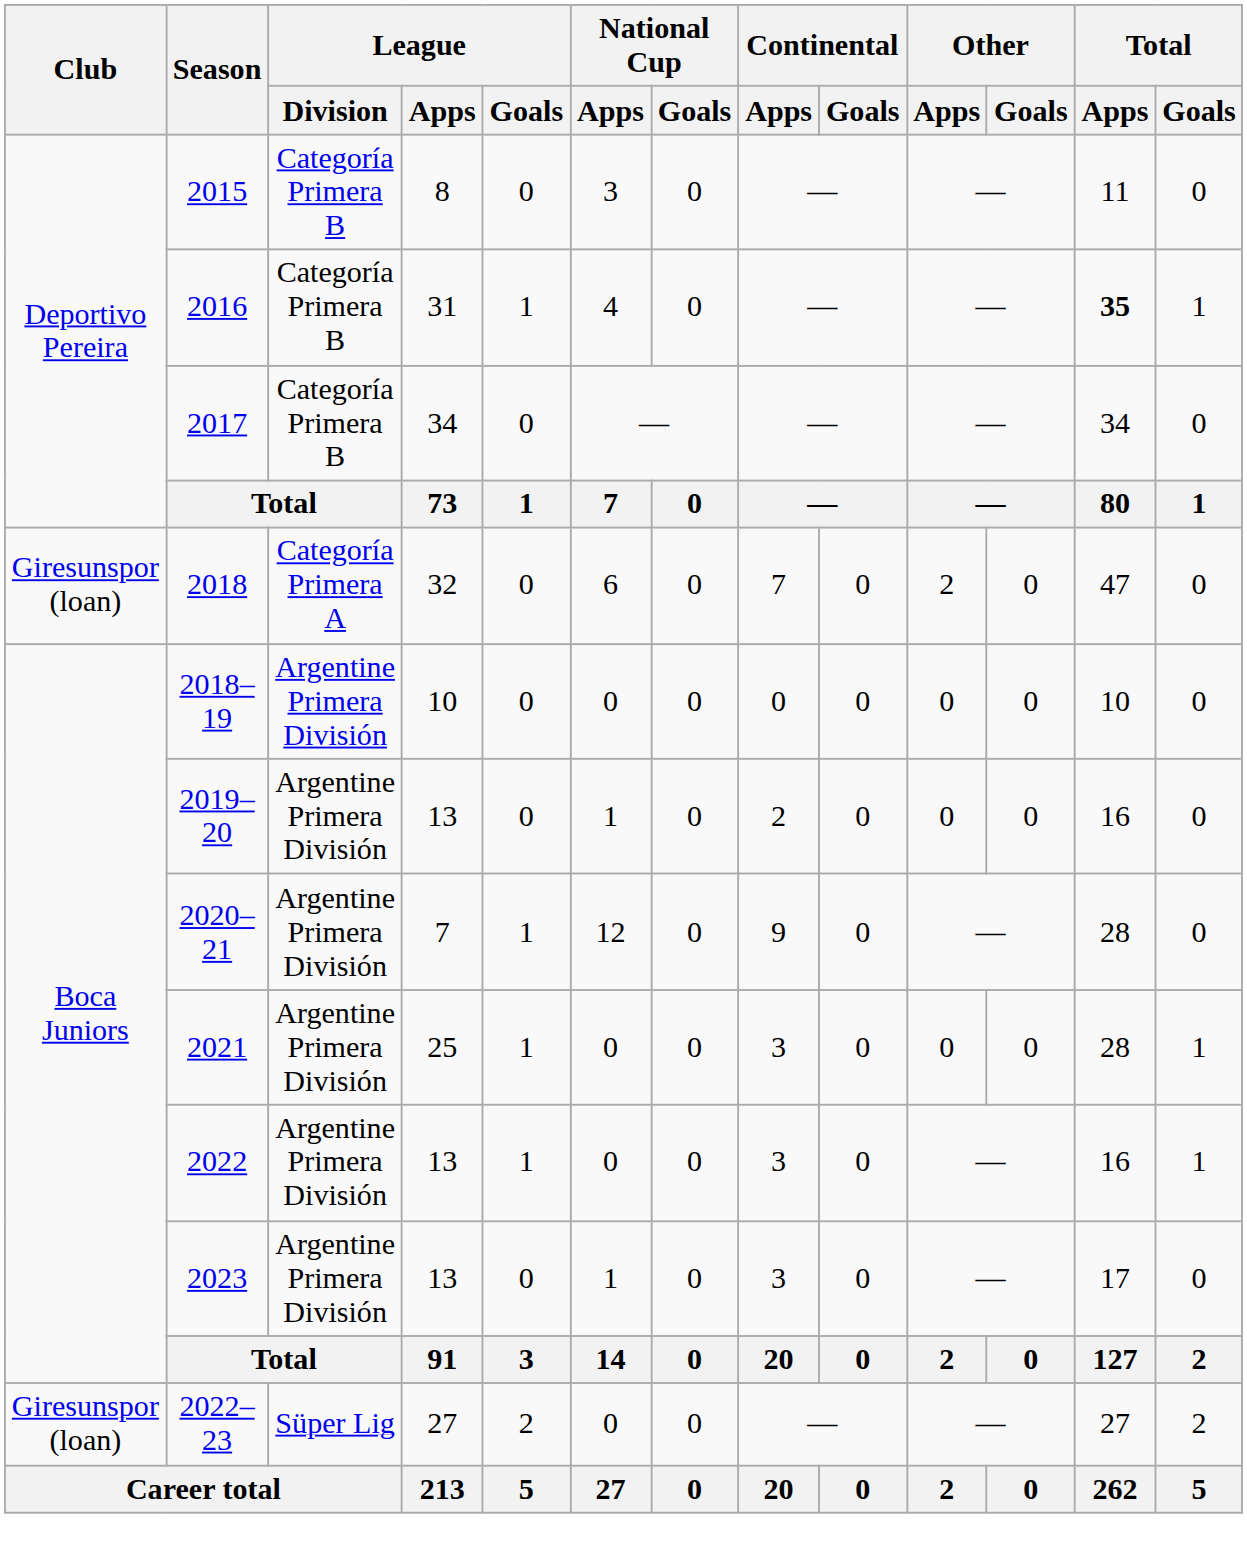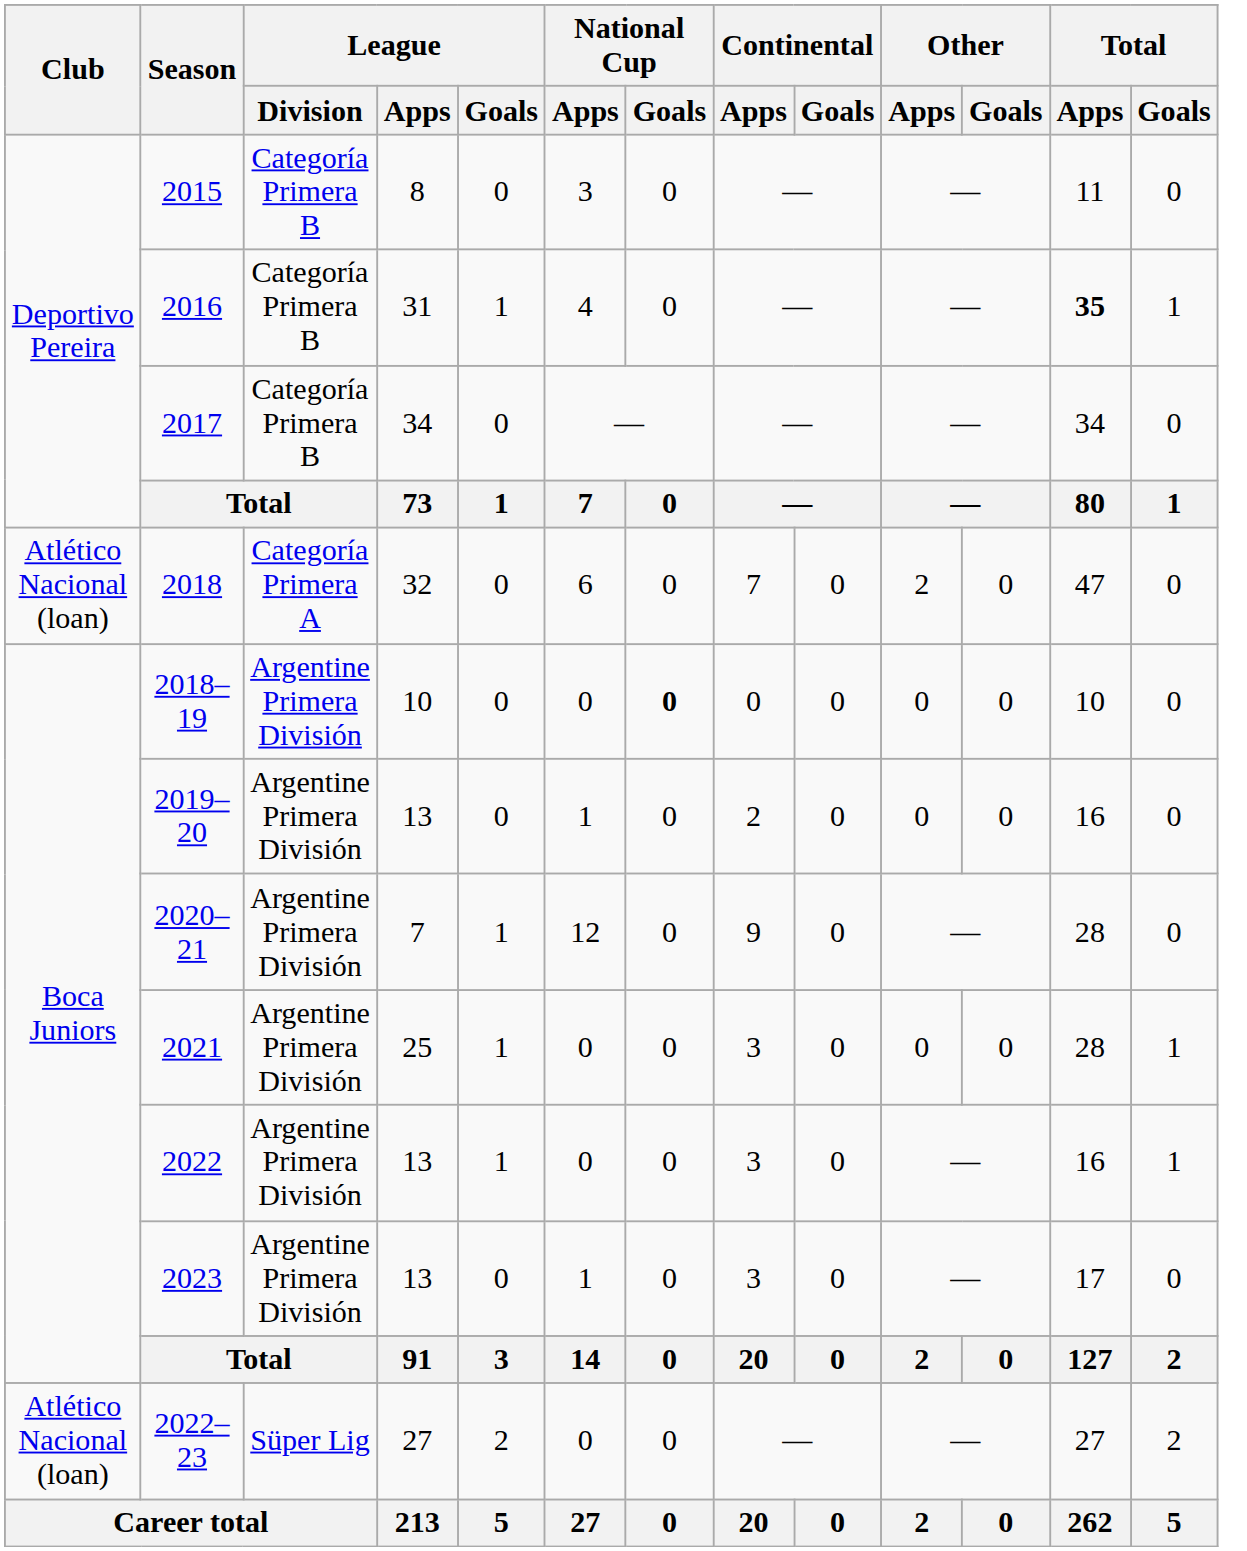(85, 585) Giresunspor (loan) -> (73, 585) Atlético Nacional (loan)
(695, 700) normal -> (669, 700) bold
(85, 1423) Giresunspor (loan) -> (73, 1440) Atlético Nacional (loan)
